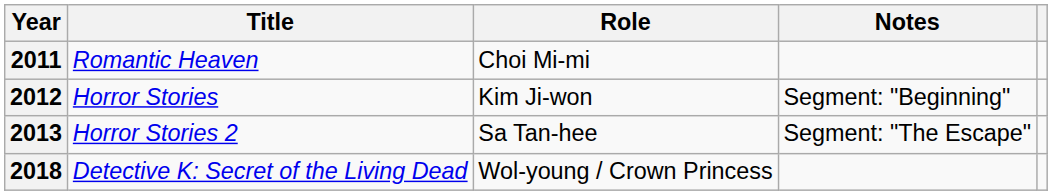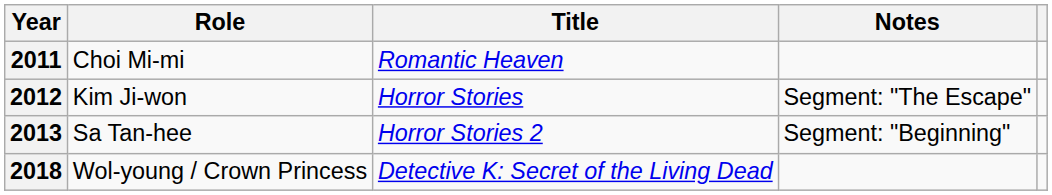columns swapped: (270, 23) <-> (625, 23)
(897, 97) Segment: "Beginning" -> (907, 97) Segment: "The Escape"
(907, 134) Segment: "The Escape" -> (897, 134) Segment: "Beginning"
